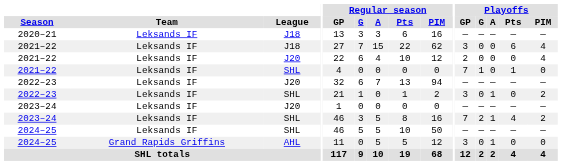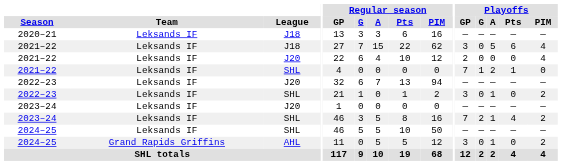(493, 46) 0 -> (493, 46) 5
(493, 70) 0 -> (493, 70) 2
(543, 143) 0 -> (543, 143) 2
